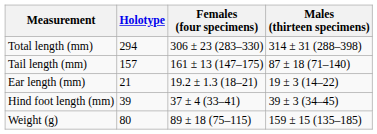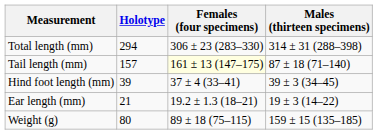(217, 64) no background -> (217, 64) lightyellow background
rows swapped: (61, 101) <-> (47, 83)
